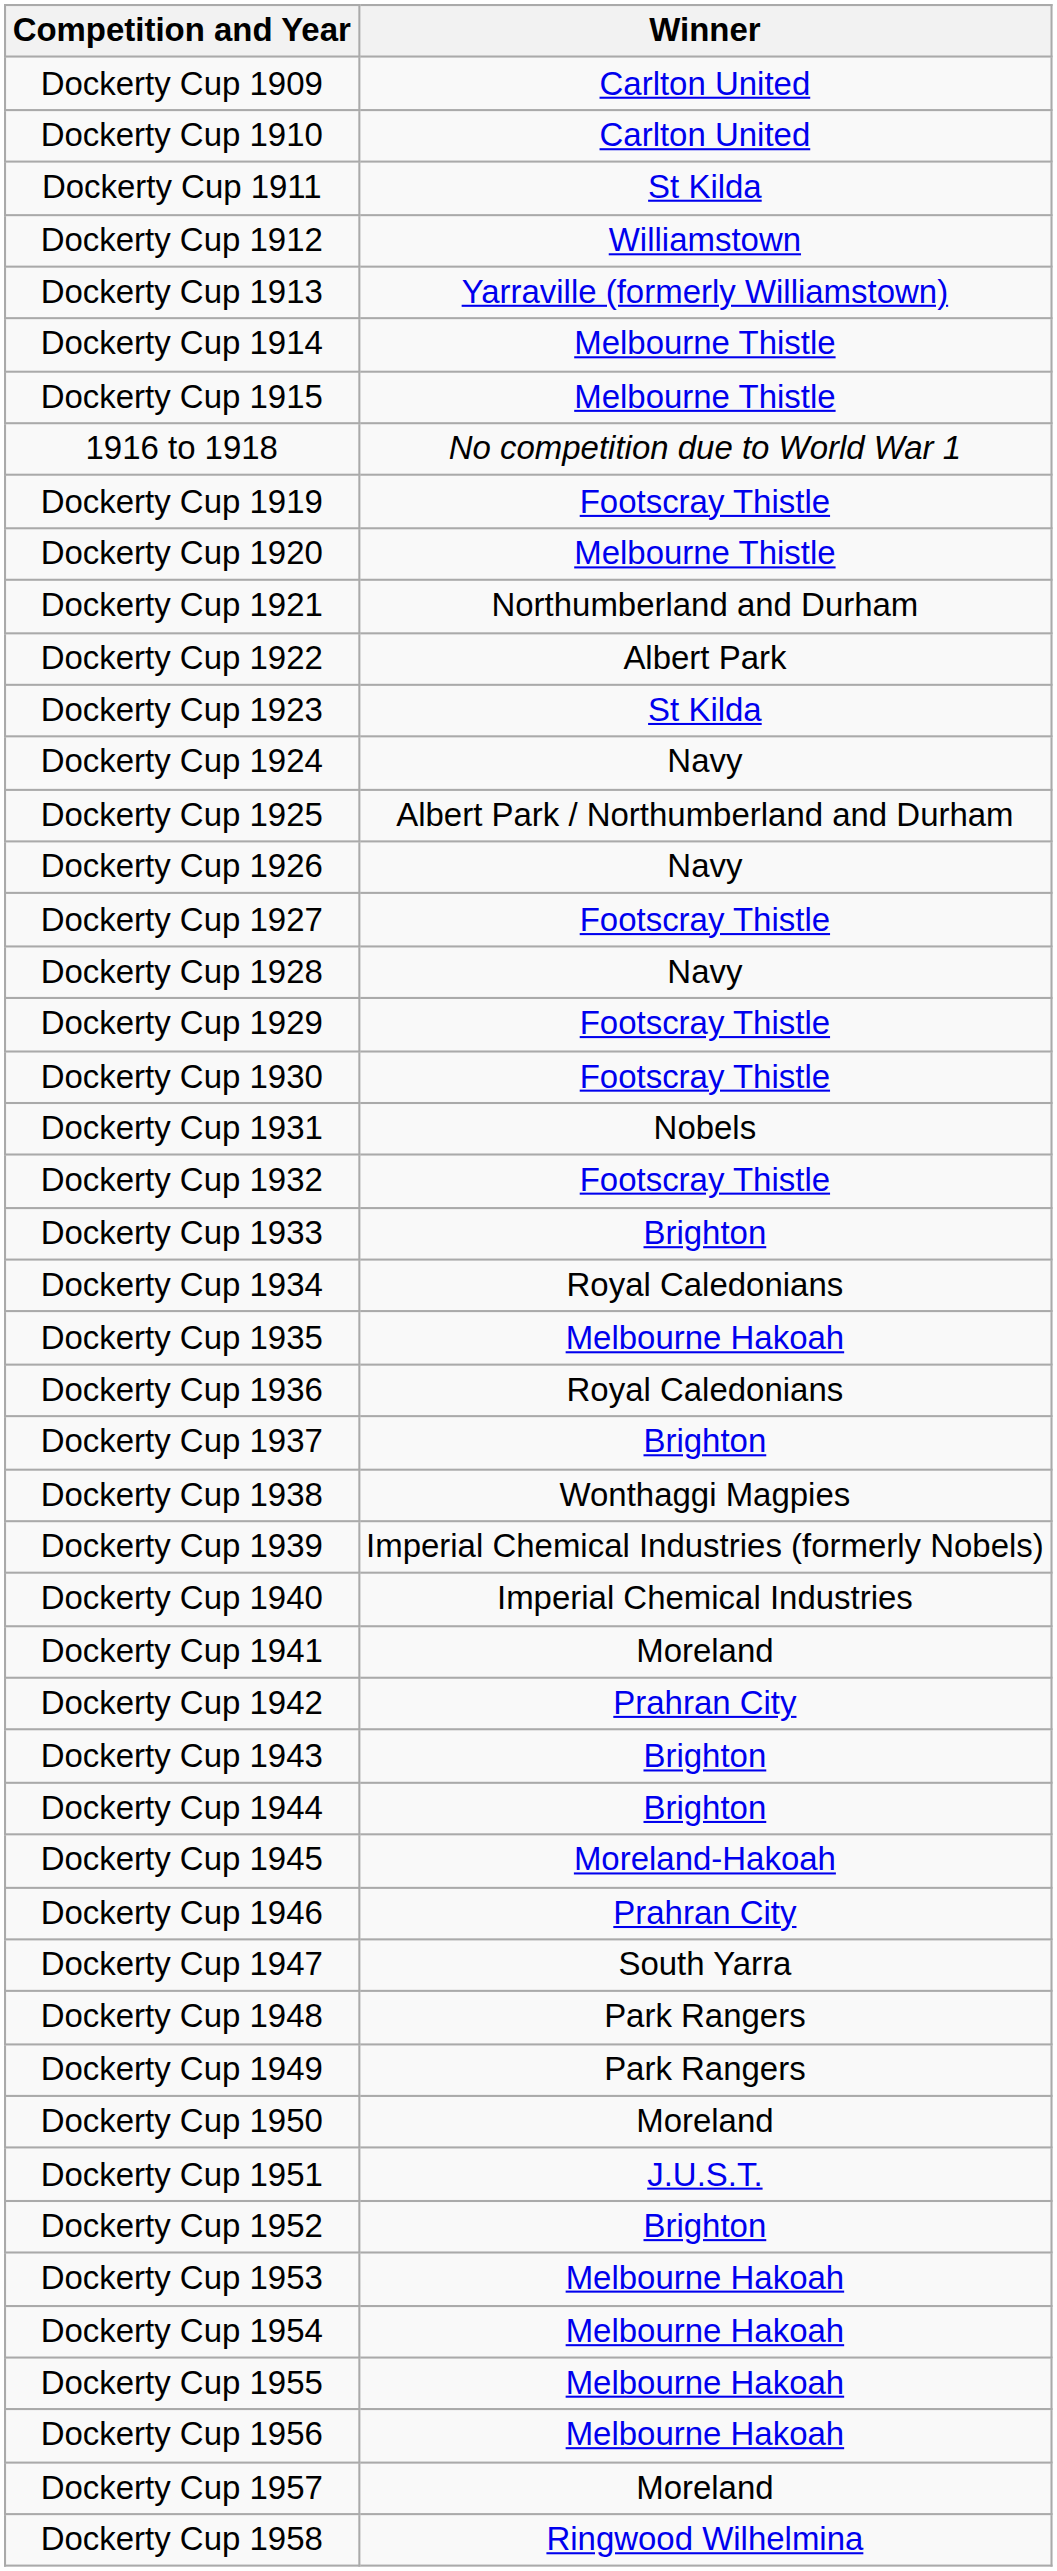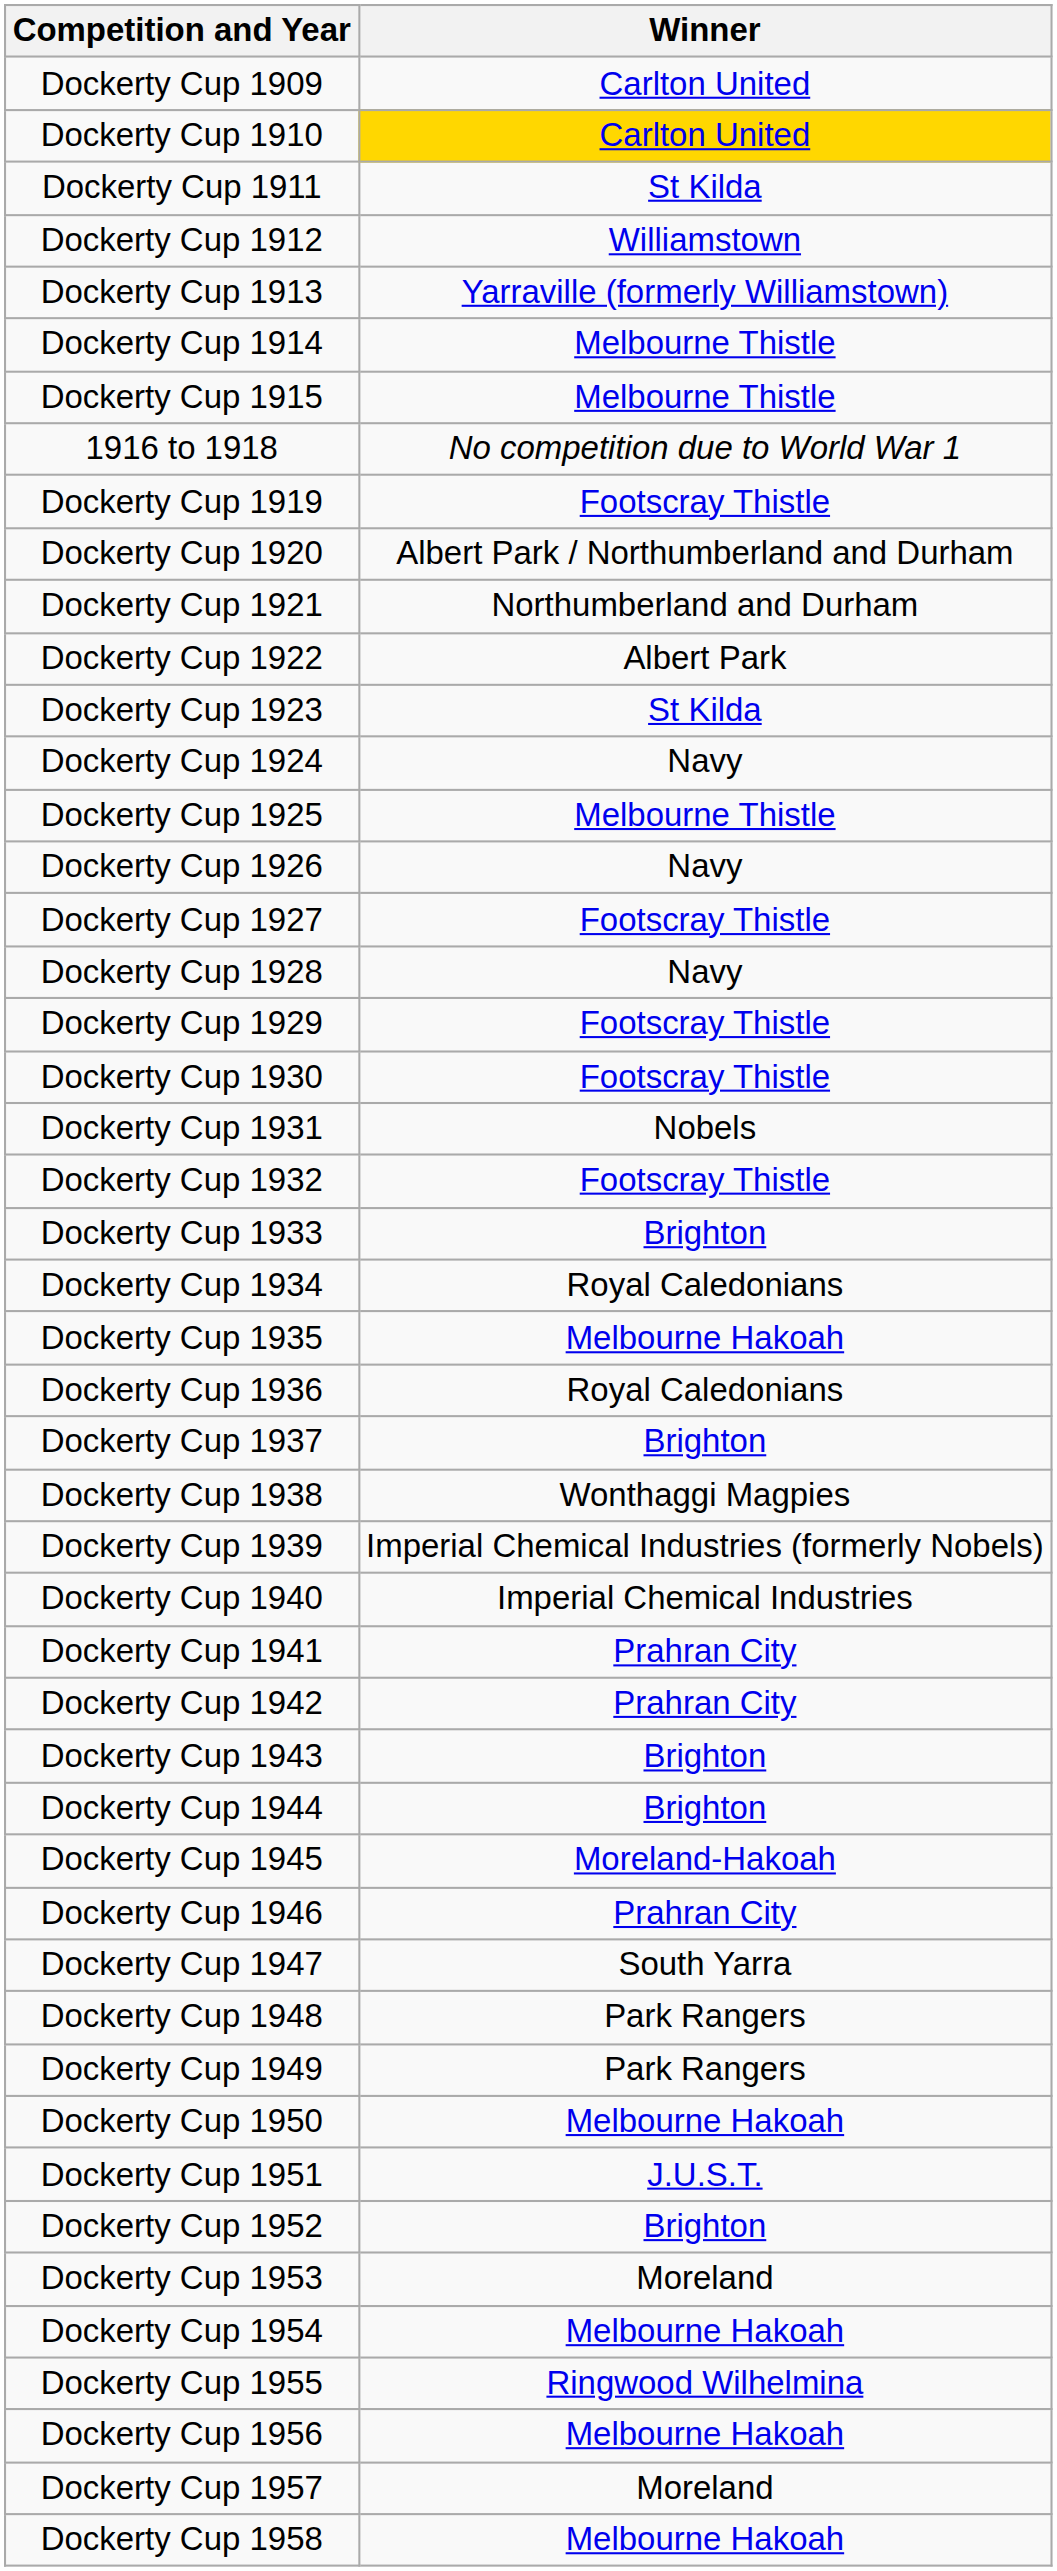(705, 135) no background -> (705, 135) gold background
(705, 553) Melbourne Thistle -> (705, 553) Albert Park / Northumberland and Durham
(705, 814) Albert Park / Northumberland and Durham -> (705, 814) Melbourne Thistle
(705, 1651) Moreland -> (705, 1651) Prahran City
(705, 2121) Moreland -> (705, 2121) Melbourne Hakoah
(705, 2278) Melbourne Hakoah -> (705, 2278) Moreland
(705, 2382) Melbourne Hakoah -> (705, 2382) Ringwood Wilhelmina
(705, 2539) Ringwood Wilhelmina -> (705, 2539) Melbourne Hakoah
